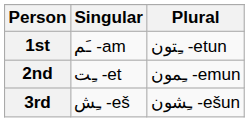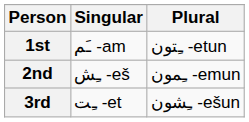(98, 74) ـِت -et -> (102, 74) ـِش -eš
(102, 102) ـِش -eš -> (98, 102) ـِت -et
